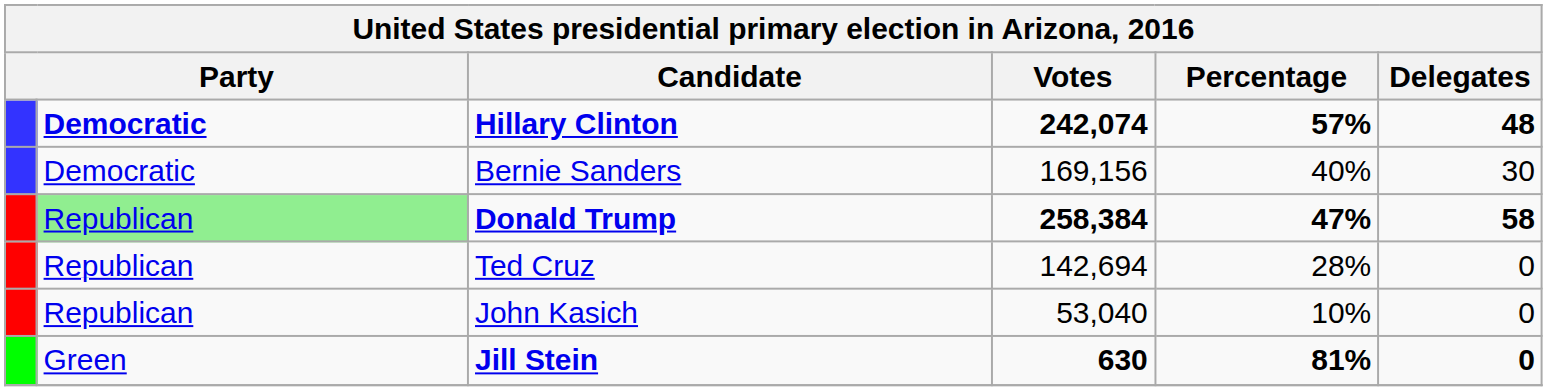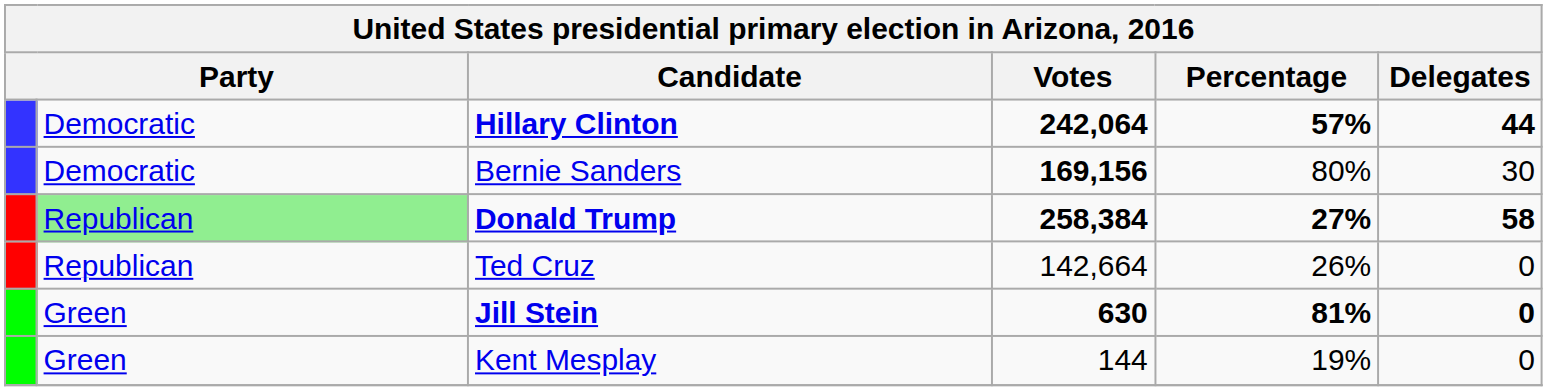(125, 124) bold -> (119, 124) normal
(1094, 124) 242,074 -> (1094, 124) 242,064
(1518, 124) 48 -> (1518, 124) 44
(1094, 171) normal -> (1094, 171) bold
(1341, 171) 40% -> (1341, 171) 80%
(1341, 218) 47% -> (1341, 218) 27%
(1094, 266) 142,694 -> (1094, 266) 142,664
(1341, 266) 28% -> (1341, 266) 26%
- row: (557, 313)
+ row: (566, 361)
